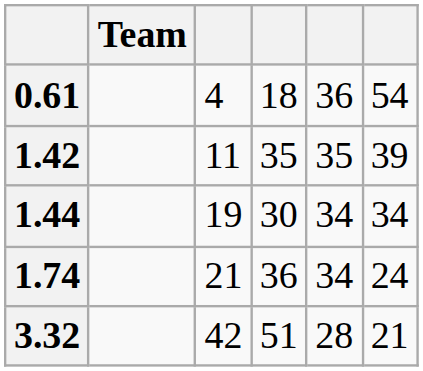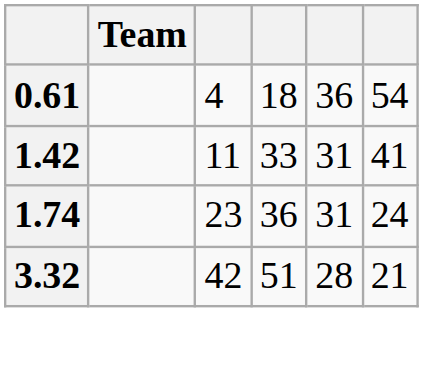(279, 154) 35 -> (279, 154) 33
(334, 154) 35 -> (334, 154) 31
(390, 154) 39 -> (390, 154) 41
- row: (47, 214)
(223, 275) 21 -> (223, 214) 23
(334, 275) 34 -> (334, 214) 31
